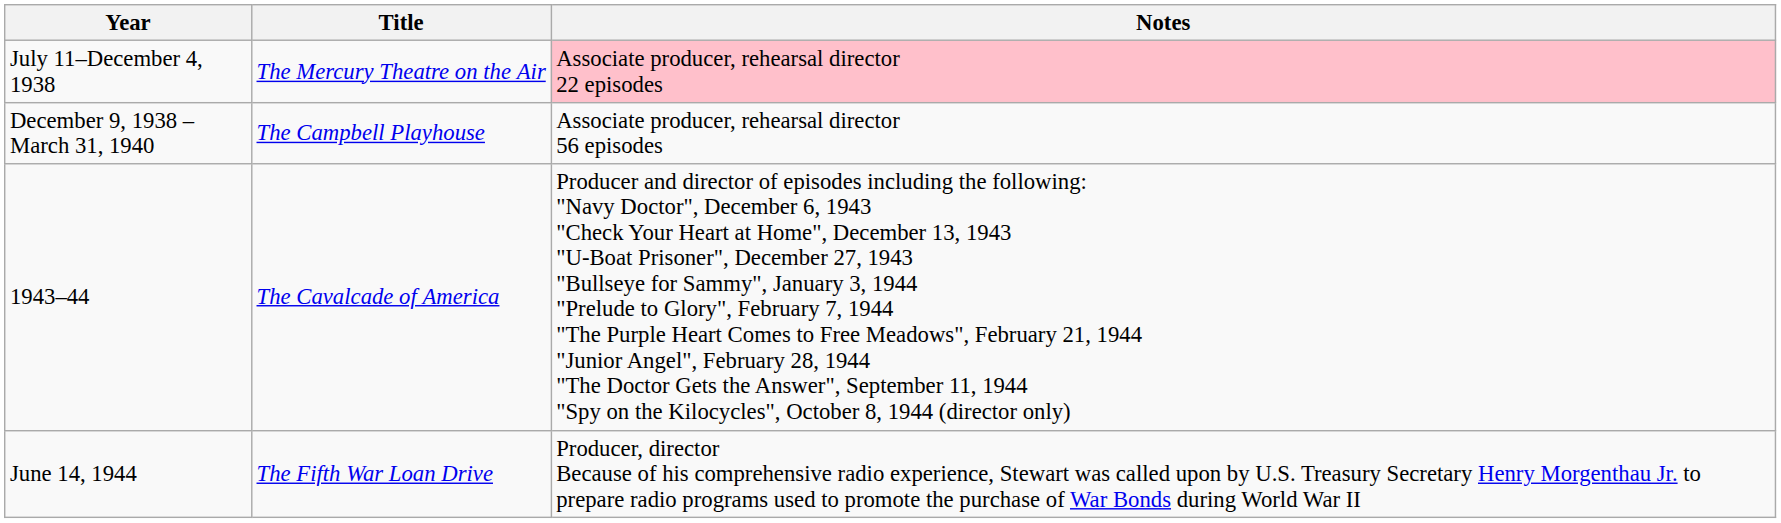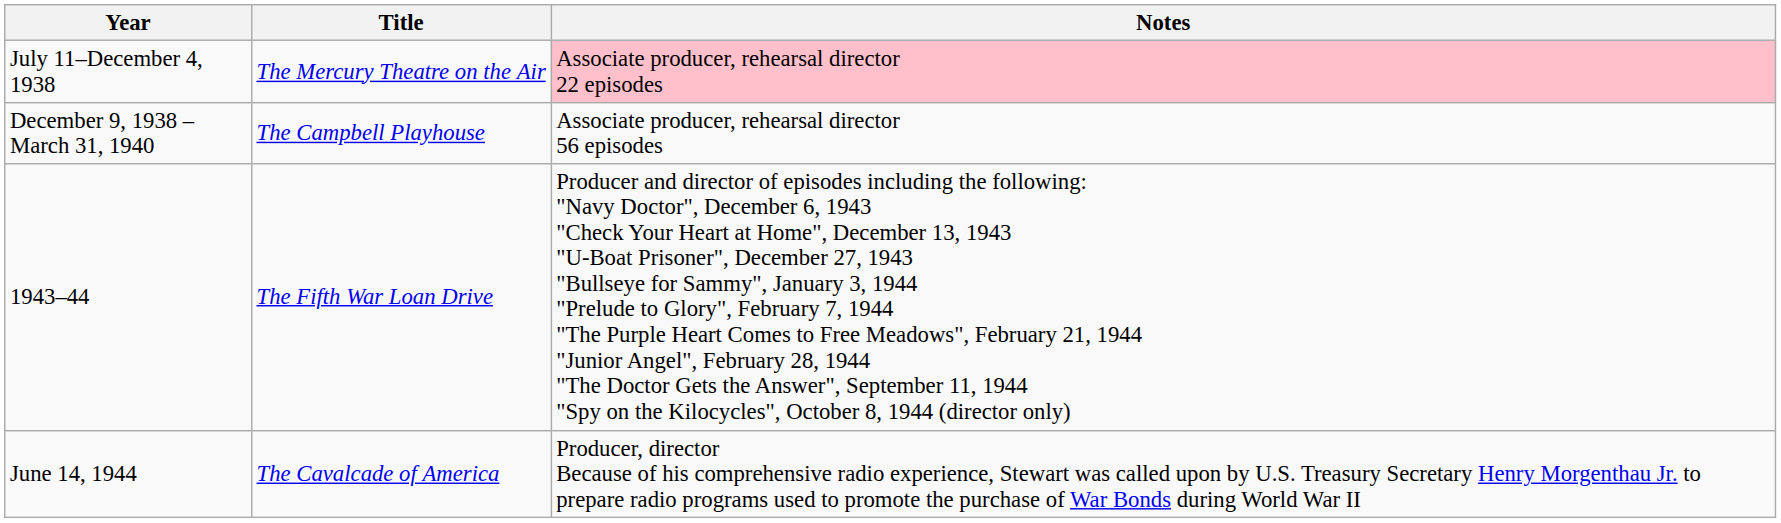(378, 296) The Cavalcade of America -> (375, 296) The Fifth War Loan Drive
(375, 473) The Fifth War Loan Drive -> (378, 473) The Cavalcade of America
